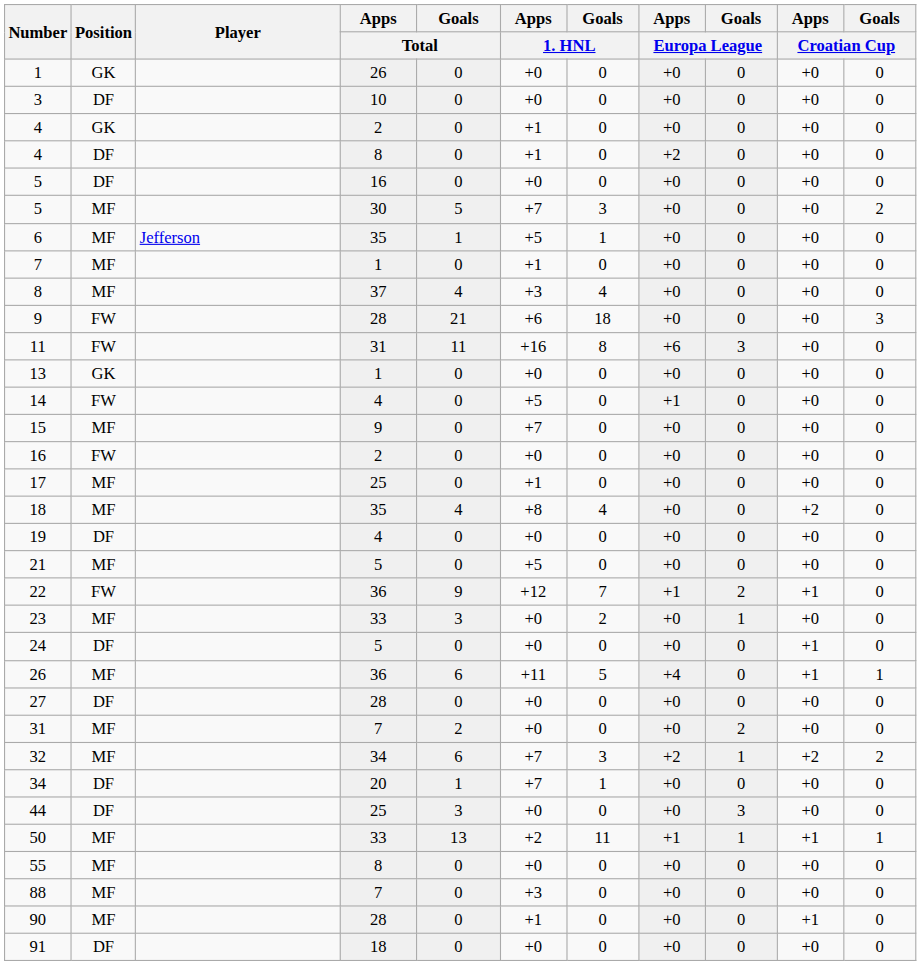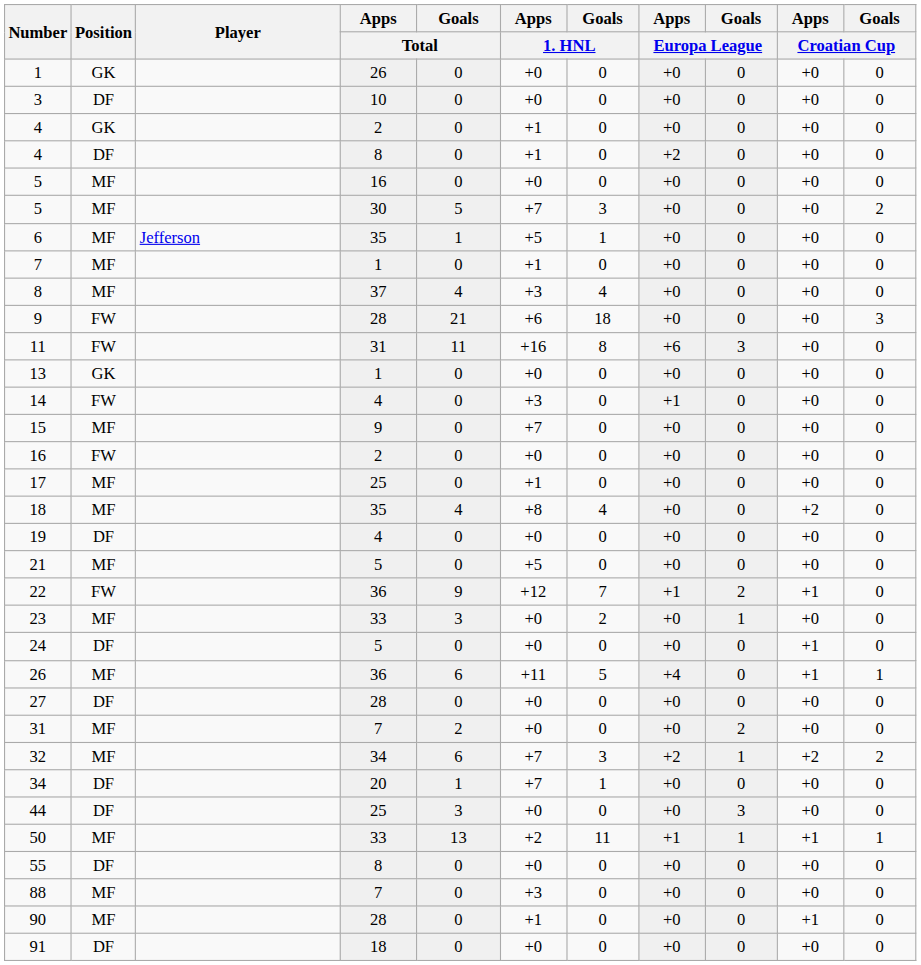(103, 182) DF -> (103, 182) MF
(533, 400) +5 -> (533, 400) +3
(103, 865) MF -> (103, 865) DF
